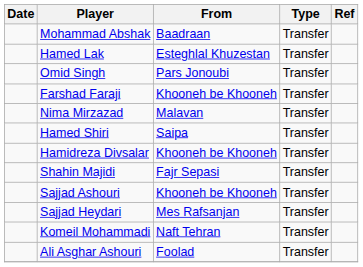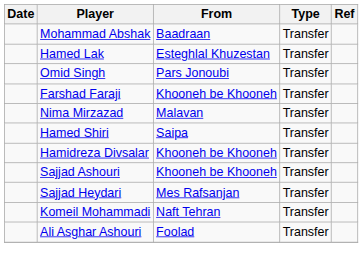- row: (78, 172)
